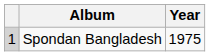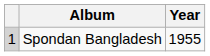(185, 39) 1975 -> (185, 39) 1955
